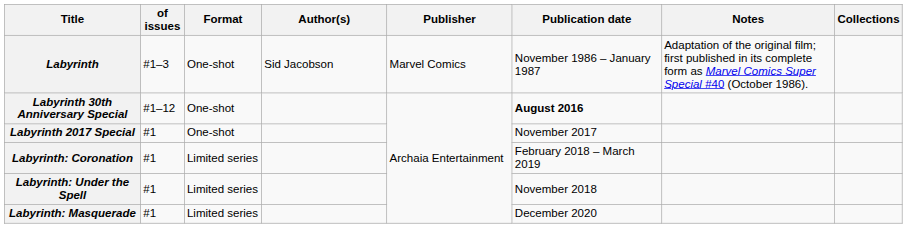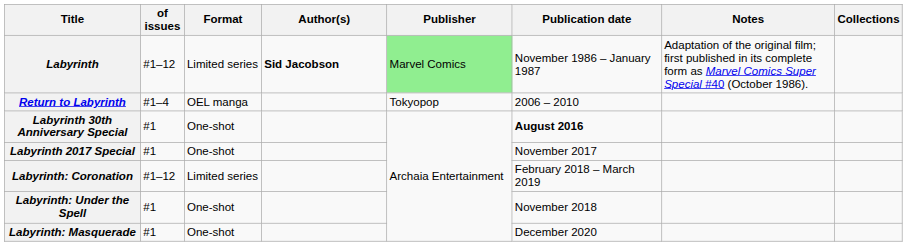(156, 64) #1–3 -> (159, 64) #1–12
(211, 64) One-shot -> (222, 64) Limited series
(299, 64) normal -> (302, 64) bold
(428, 64) no background -> (428, 64) lightgreen background
+ row: (72, 102)
(159, 108) #1–12 -> (150, 126) #1
(150, 157) #1 -> (159, 176) #1–12
(222, 189) Limited series -> (211, 207) One-shot
(222, 213) Limited series -> (211, 232) One-shot
